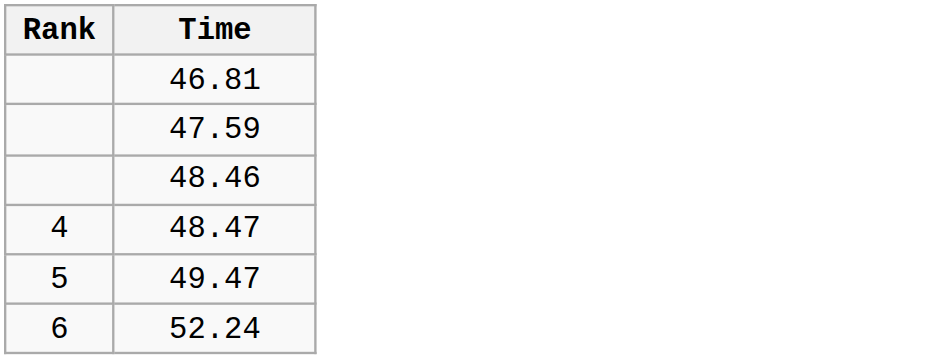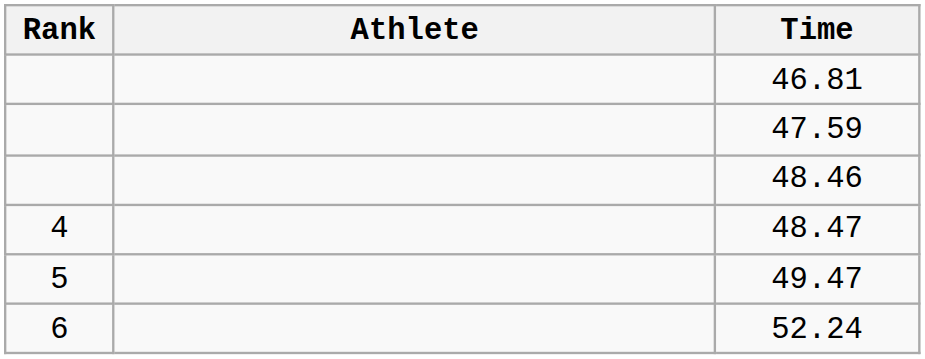+ column: (415, 30)
